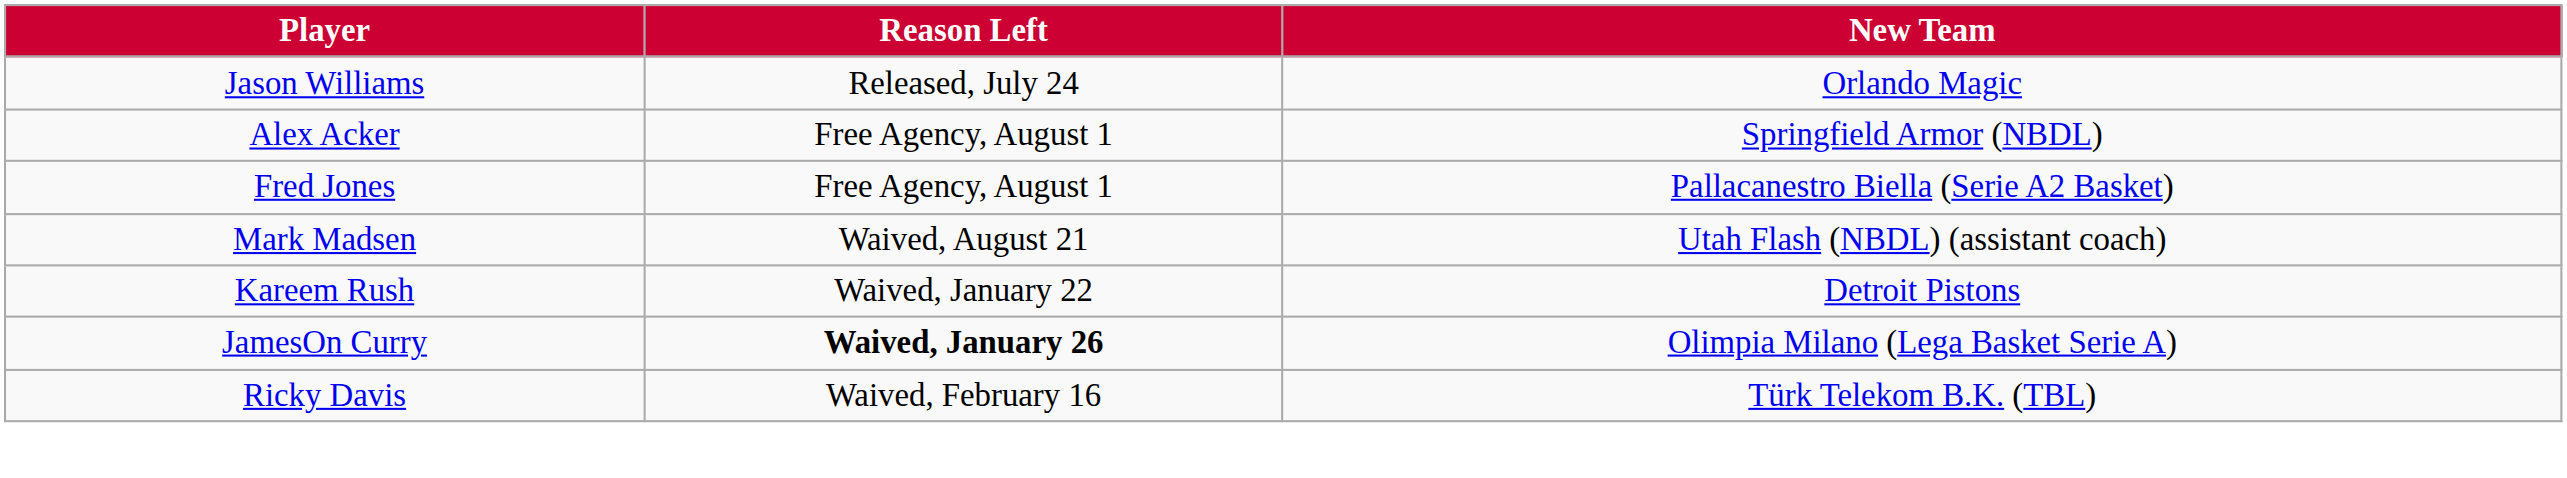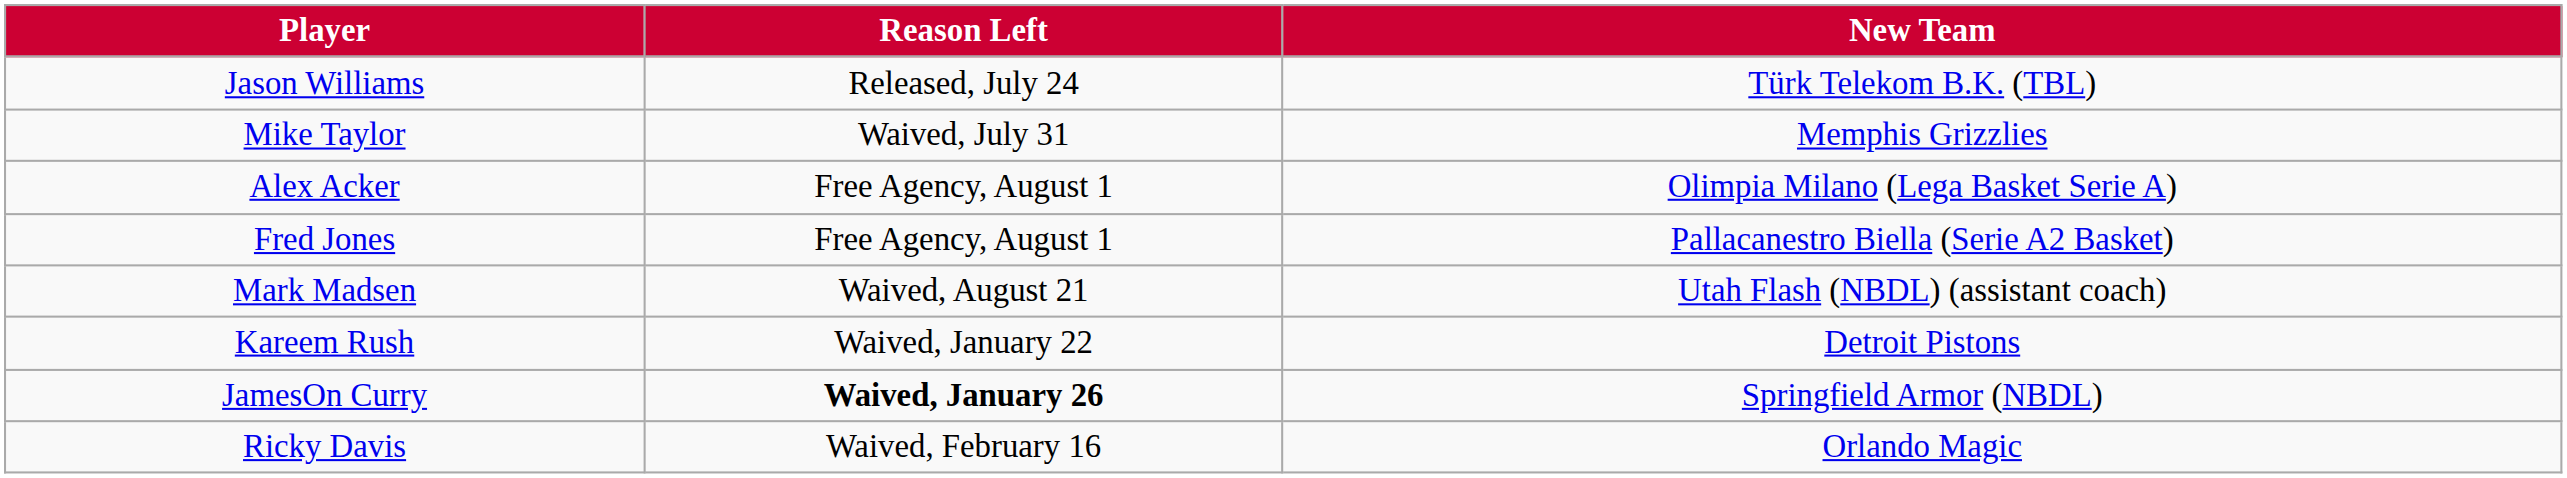(1922, 82) Orlando Magic -> (1922, 82) Türk Telekom B.K. (TBL)
+ row: (325, 134)
(1922, 134) Springfield Armor (NBDL) -> (1922, 186) Olimpia Milano (Lega Basket Serie A)
(1922, 342) Olimpia Milano (Lega Basket Serie A) -> (1922, 394) Springfield Armor (NBDL)
(1922, 394) Türk Telekom B.K. (TBL) -> (1922, 446) Orlando Magic
